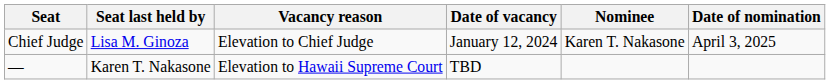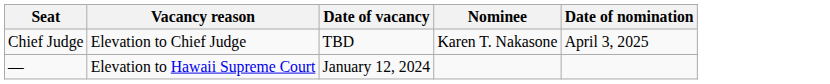- column: (151, 16)
(504, 41) January 12, 2024 -> (338, 41) TBD
(466, 66) TBD -> (376, 66) January 12, 2024
